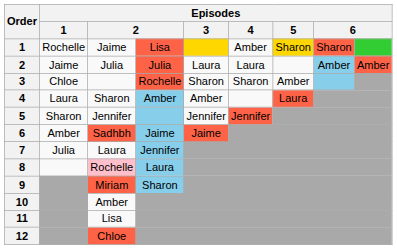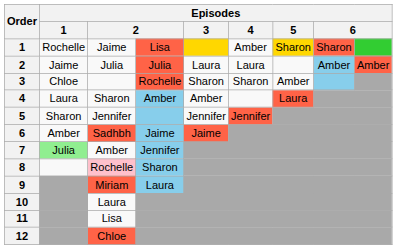(64, 150) no background -> (64, 150) lightgreen background
(112, 150) Laura -> (112, 150) Amber
(160, 167) Laura -> (160, 167) Sharon
(160, 184) Sharon -> (160, 184) Laura
(112, 201) Amber -> (112, 201) Laura
